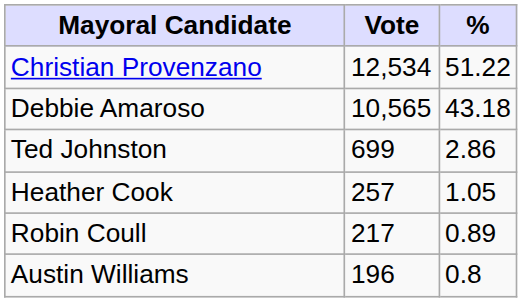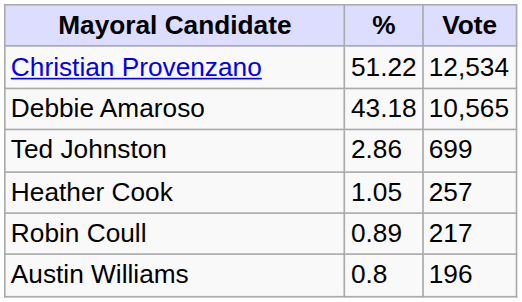columns swapped: (392, 25) <-> (478, 25)
